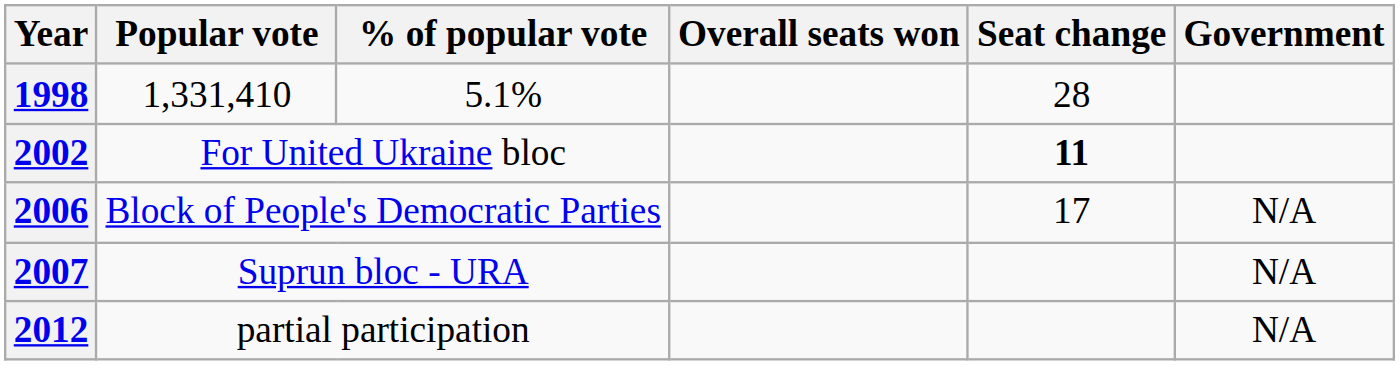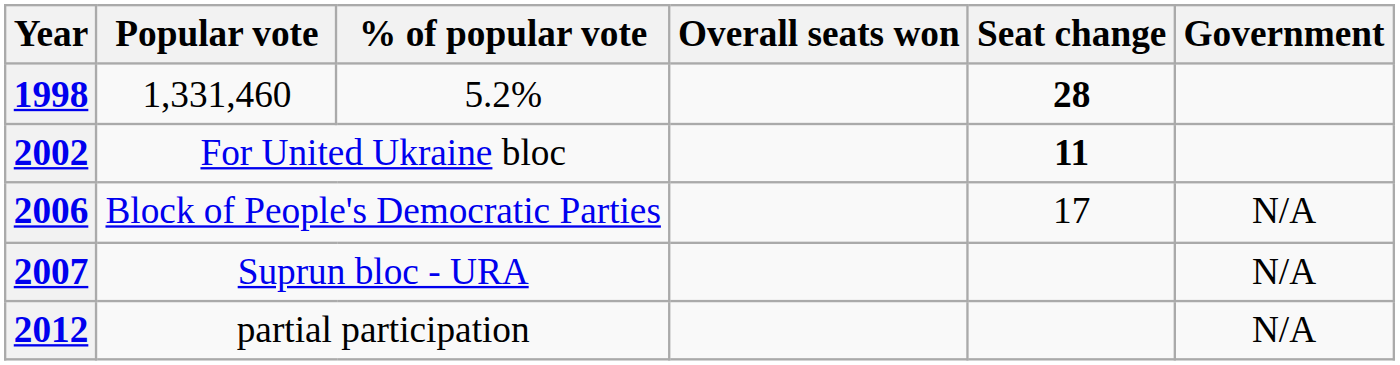(217, 93) 1,331,410 -> (217, 93) 1,331,460
(503, 93) 5.1% -> (503, 93) 5.2%
(1072, 93) normal -> (1072, 93) bold
